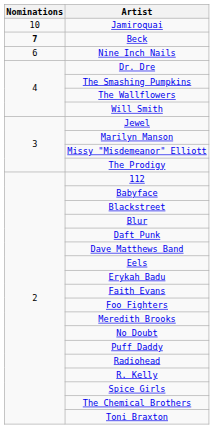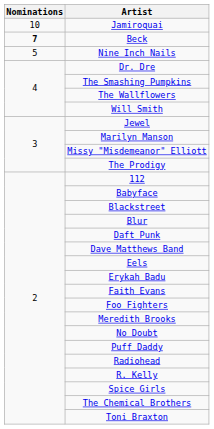(35, 53) 6 -> (35, 53) 5
